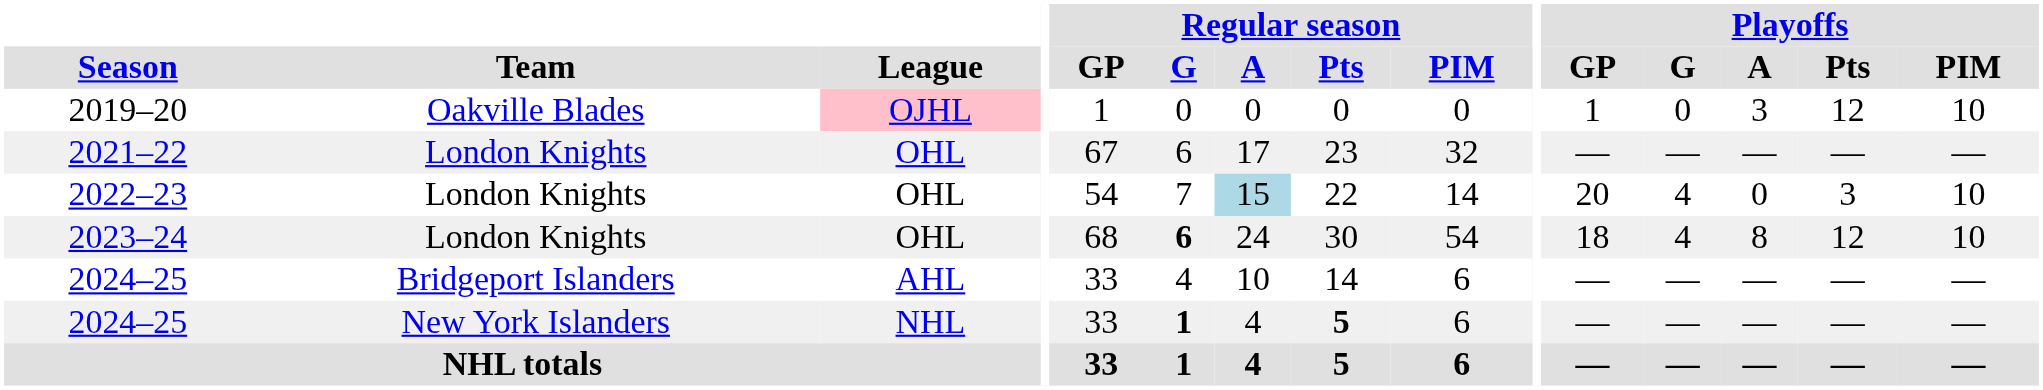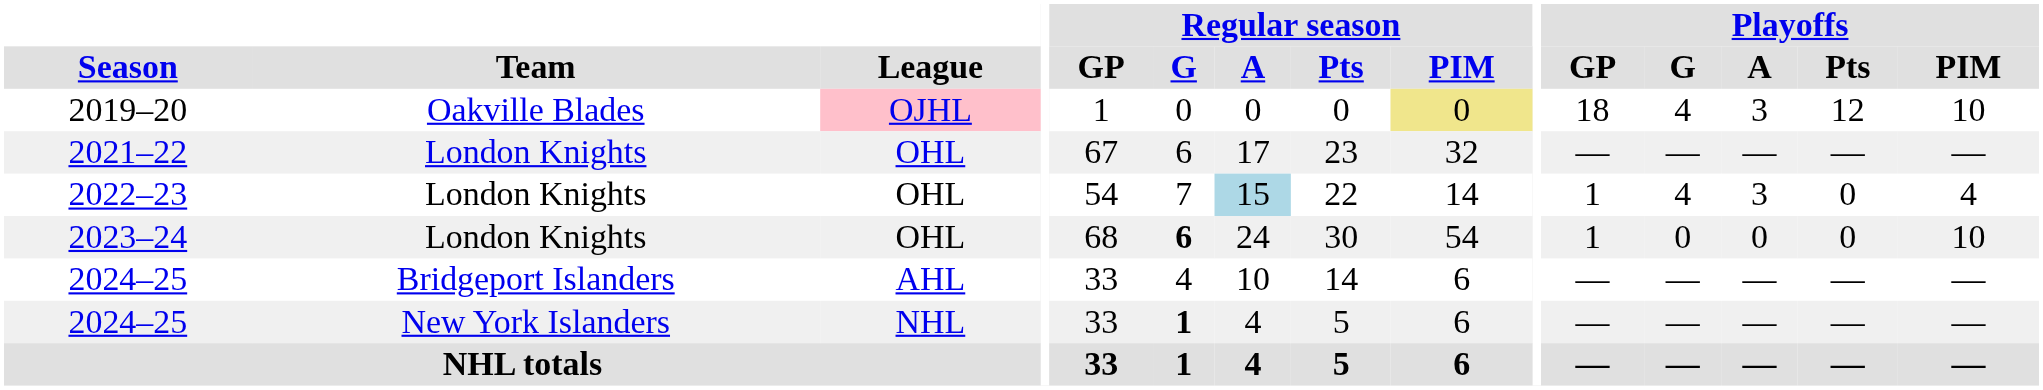(1462, 109) no background -> (1462, 109) khaki background
(1593, 109) 1 -> (1593, 109) 18
(1683, 109) 0 -> (1683, 109) 4
(1593, 194) 20 -> (1593, 194) 1
(1760, 194) 0 -> (1760, 194) 3
(1848, 194) 3 -> (1848, 194) 0
(1968, 194) 10 -> (1968, 194) 4
(1593, 236) 18 -> (1593, 236) 1
(1683, 236) 4 -> (1683, 236) 0
(1760, 236) 8 -> (1760, 236) 0
(1848, 236) 12 -> (1848, 236) 0
(1341, 321) bold -> (1341, 321) normal
